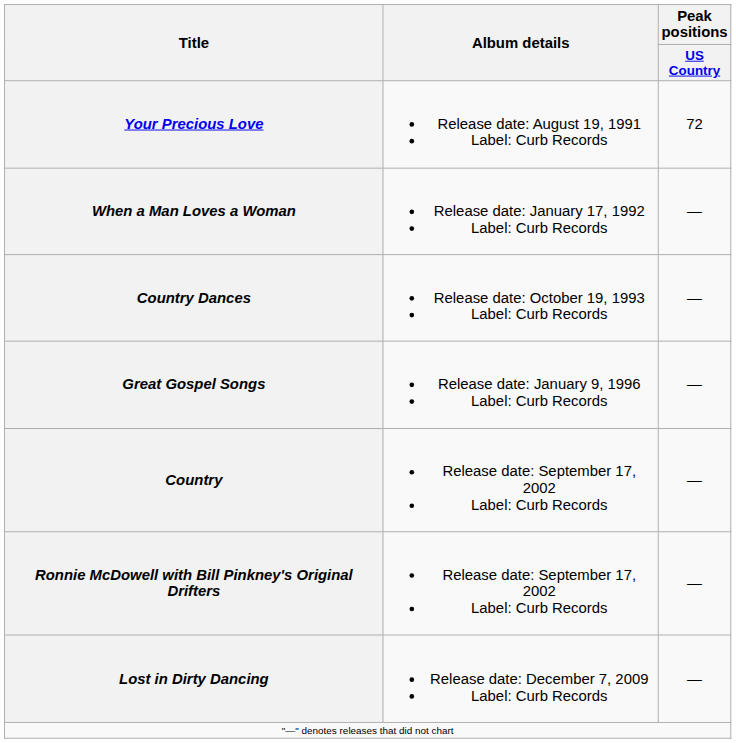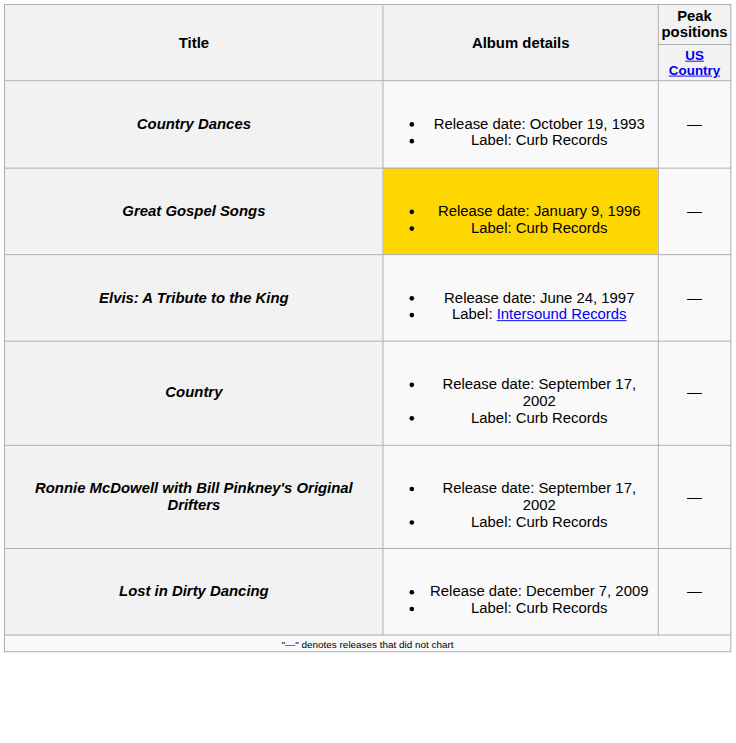- row: (194, 124)
- row: (194, 211)
(521, 393) no background -> (521, 219) gold background
+ row: (194, 297)
